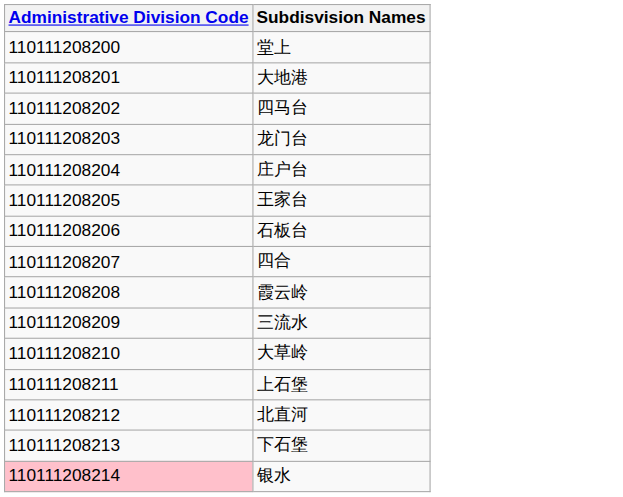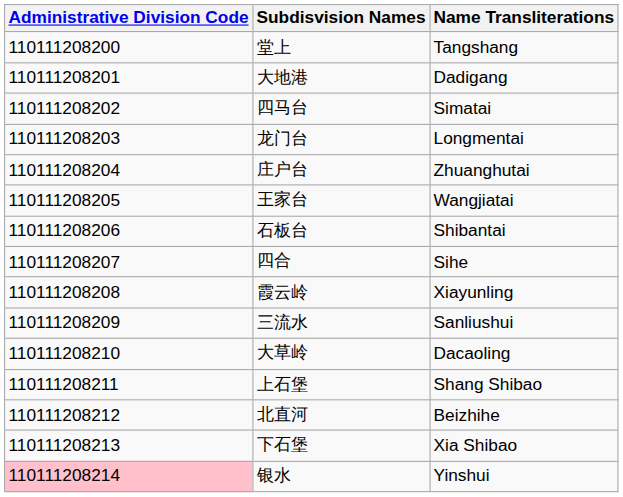+ column: (524, 18)
